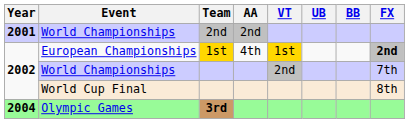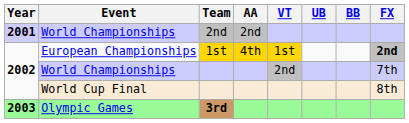(251, 52) no background -> (251, 52) gold background
(21, 109) 2004 -> (21, 109) 2003
